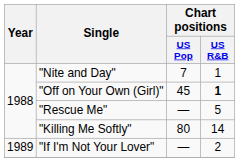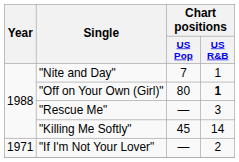(183, 91) 45 -> (183, 91) 80
(218, 110) 5 -> (218, 110) 3
(183, 129) 80 -> (183, 129) 45
(20, 147) 1989 -> (20, 147) 1971
